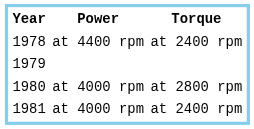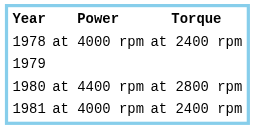(98, 42) at 4400 rpm -> (98, 42) at 4000 rpm
(98, 87) at 4000 rpm -> (98, 87) at 4400 rpm
